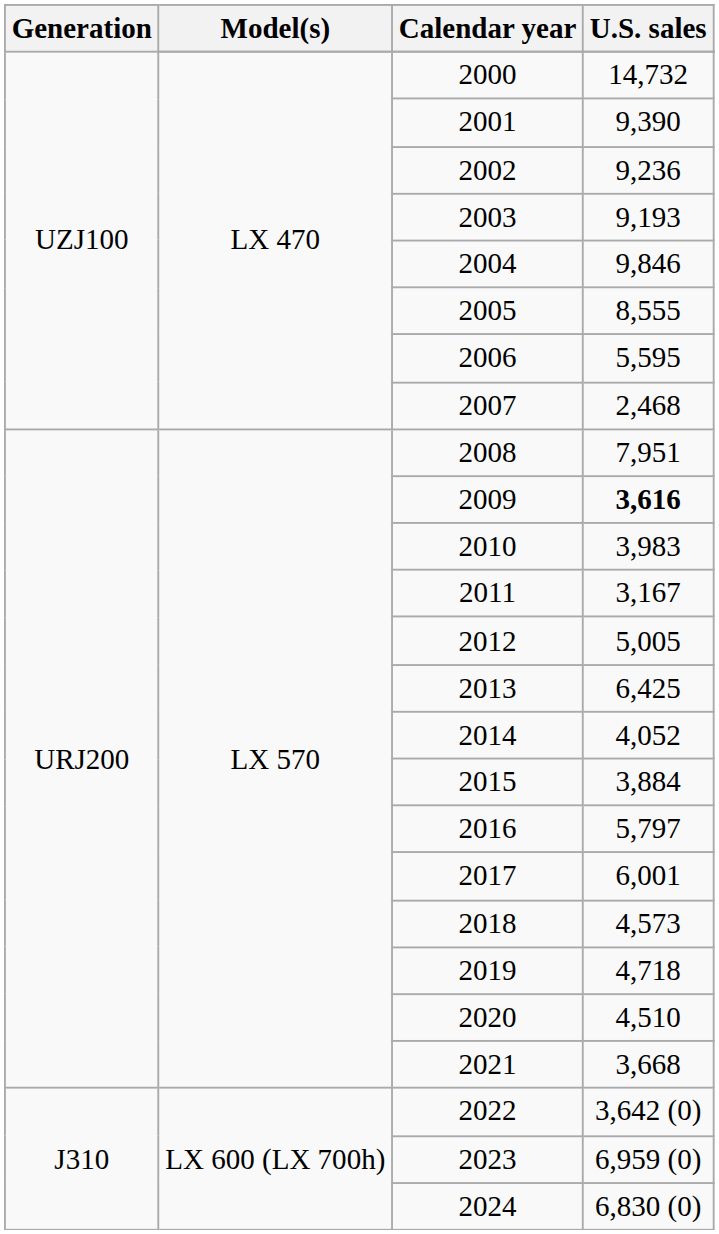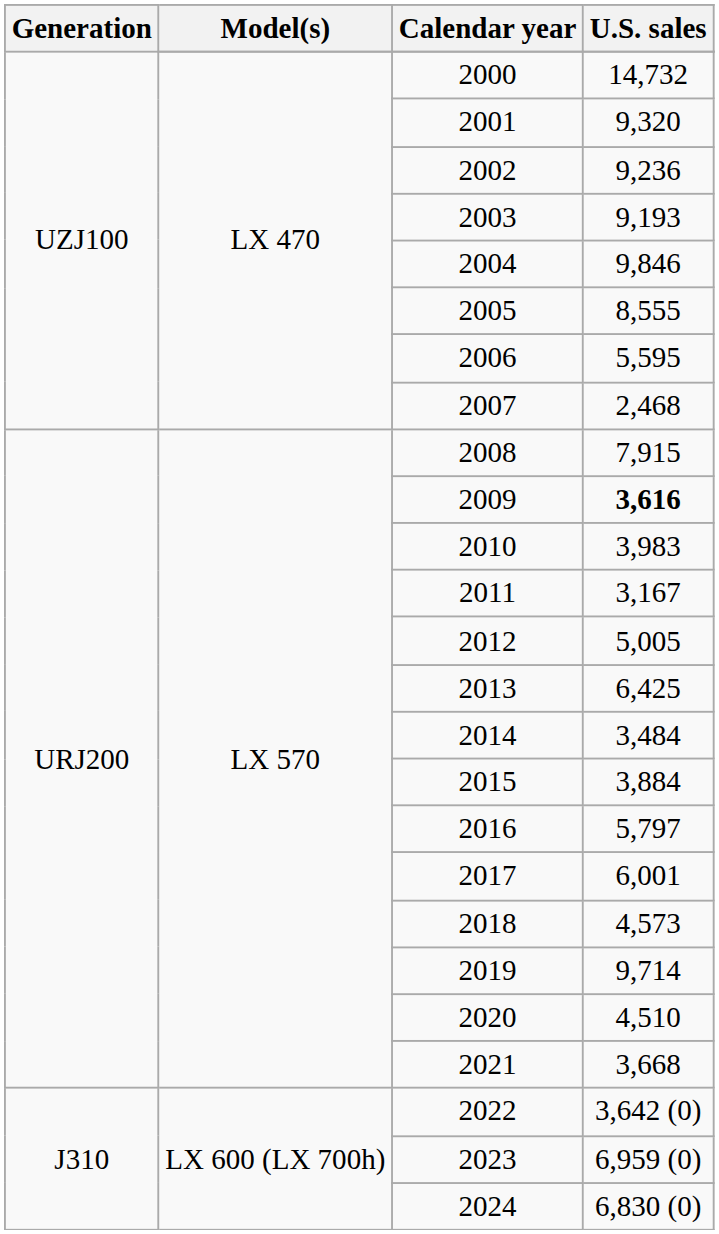(648, 121) 9,390 -> (648, 121) 9,320
(648, 451) 7,951 -> (648, 451) 7,915
(648, 734) 4,052 -> (648, 734) 3,484
(648, 969) 4,718 -> (648, 969) 9,714
